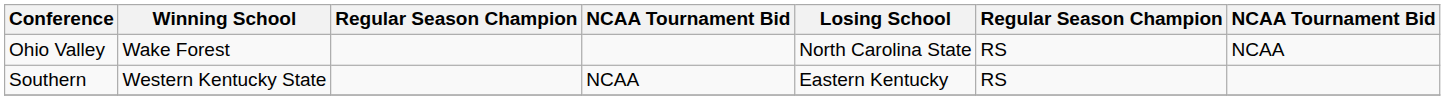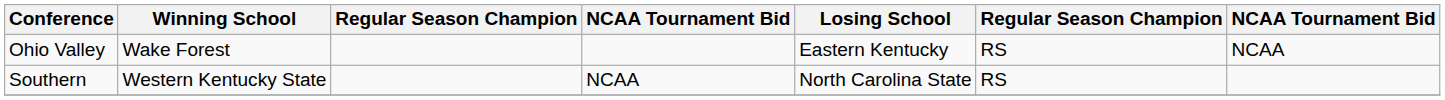(885, 49) North Carolina State -> (874, 49) Eastern Kentucky
(874, 79) Eastern Kentucky -> (885, 79) North Carolina State
